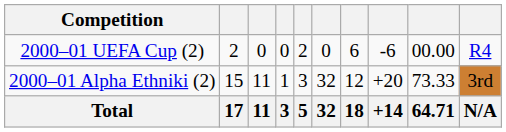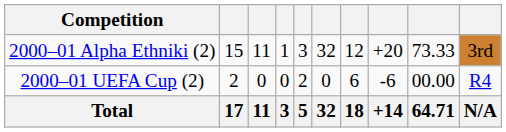rows swapped: (112, 80) <-> (112, 50)
